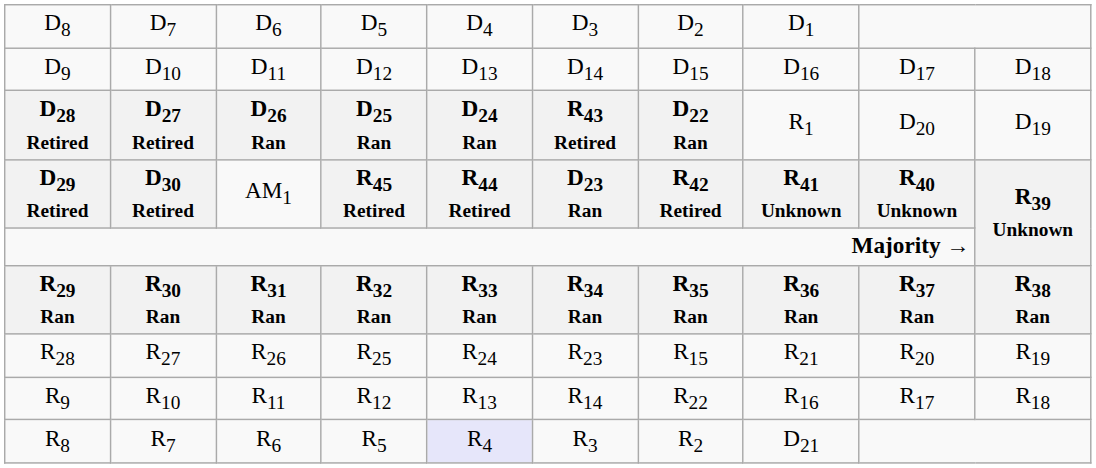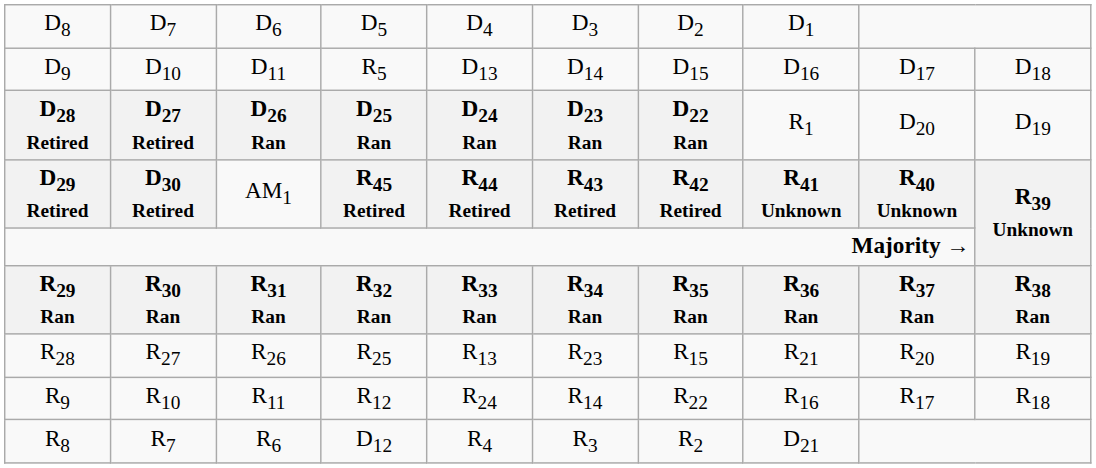(374, 68) D12 -> (374, 68) R5
(585, 124) R43 Retired -> (585, 124) D23 Ran
(585, 193) D23 Ran -> (585, 193) R43 Retired
(480, 355) R24 -> (480, 355) R13
(480, 398) R13 -> (480, 398) R24
(374, 441) R5 -> (374, 441) D12
(480, 441) lavender background -> (480, 441) no background
